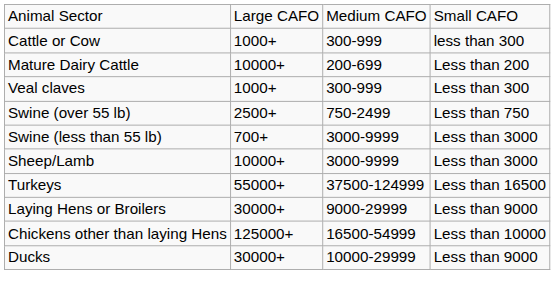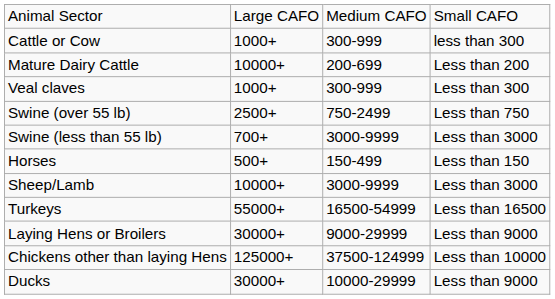+ row: (32, 161)
(375, 185) 37500-124999 -> (371, 209) 16500-54999
(371, 233) 16500-54999 -> (375, 257) 37500-124999
